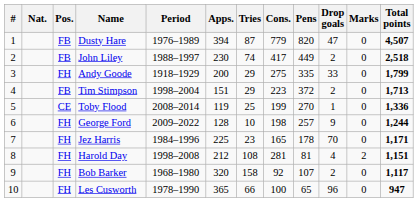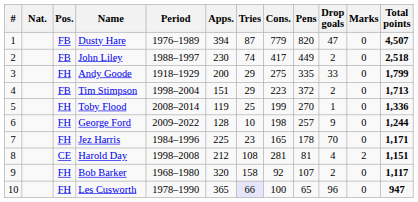(64, 106) CE -> (64, 106) FH
(64, 156) FH -> (64, 156) CE
(250, 189) no background -> (250, 189) lavender background
